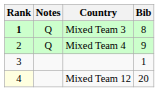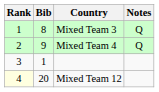columns swapped: (144, 12) <-> (48, 12)
(19, 29) bold -> (19, 29) normal
